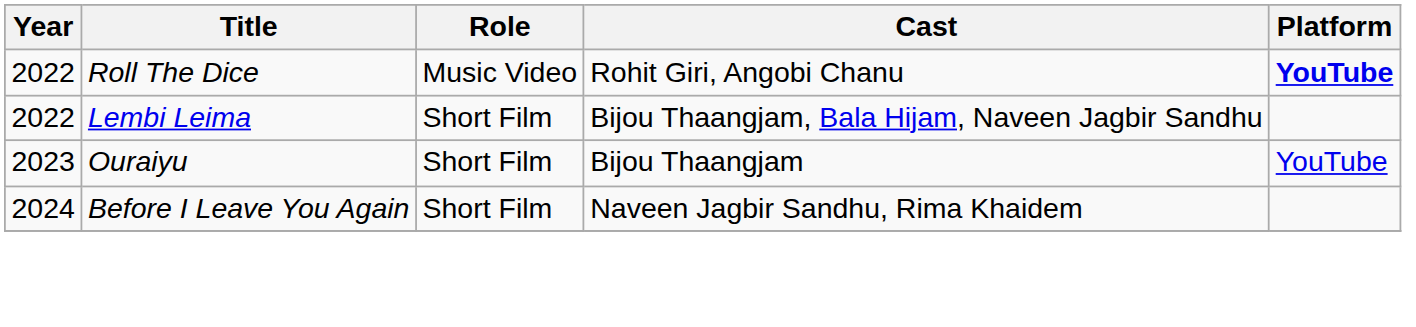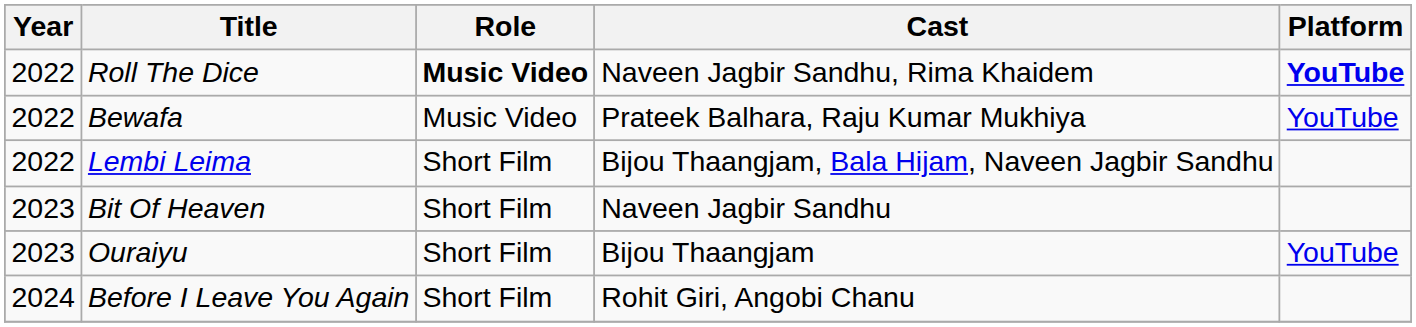(500, 72) normal -> (505, 72) bold
(747, 72) Rohit Giri, Angobi Chanu -> (847, 72) Naveen Jagbir Sandhu, Rima Khaidem
+ row: (135, 117)
+ row: (177, 207)
(836, 207) Naveen Jagbir Sandhu, Rima Khaidem -> (758, 298) Rohit Giri, Angobi Chanu
